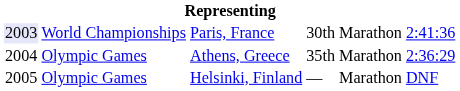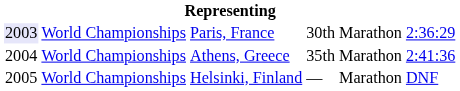(431, 33) 2:41:36 -> (431, 33) 2:36:29
(94, 55) Olympic Games -> (114, 55) World Championships
(431, 55) 2:36:29 -> (431, 55) 2:41:36
(94, 77) Olympic Games -> (114, 77) World Championships
